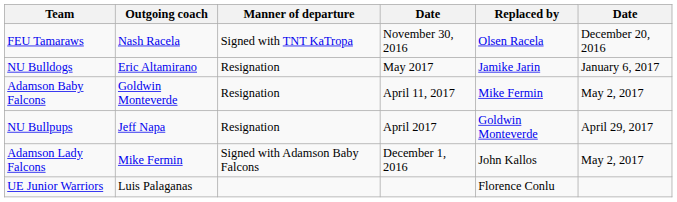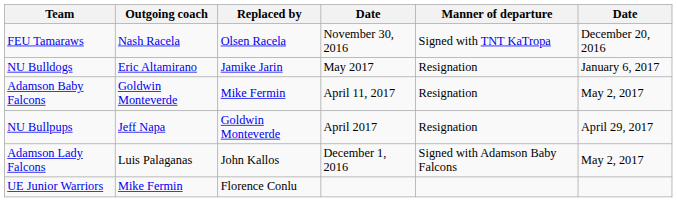columns swapped: (299, 14) <-> (527, 14)
(150, 160) Mike Fermin -> (155, 160) Luis Palaganas
(155, 186) Luis Palaganas -> (150, 186) Mike Fermin
